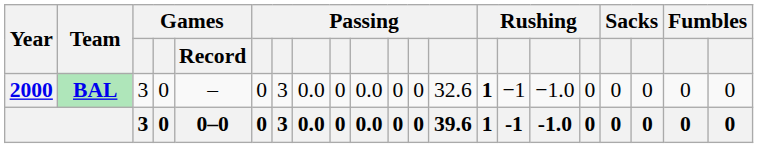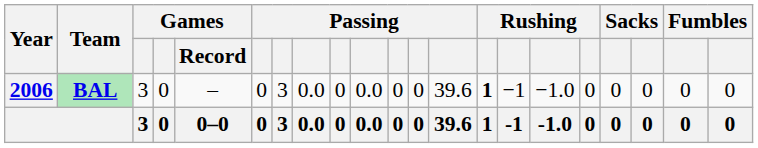(31, 90) 2000 -> (31, 90) 2006
(453, 90) 32.6 -> (453, 90) 39.6
